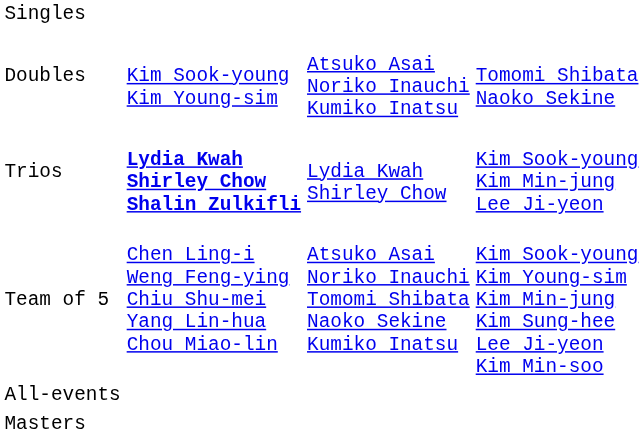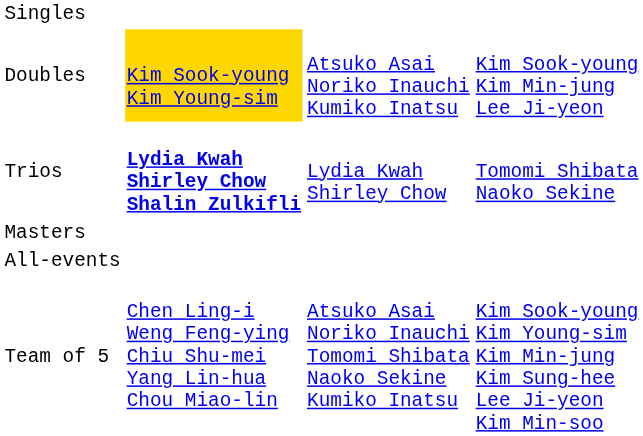(208, 87) no background -> (208, 87) gold background
(557, 87) Tomomi Shibata Naoko Sekine -> (557, 87) Kim Sook-young Kim Min-jung Lee Ji-yeon
(557, 182) Kim Sook-young Kim Min-jung Lee Ji-yeon -> (557, 182) Tomomi Shibata Naoko Sekine
rows swapped: (57, 300) <-> (45, 423)
